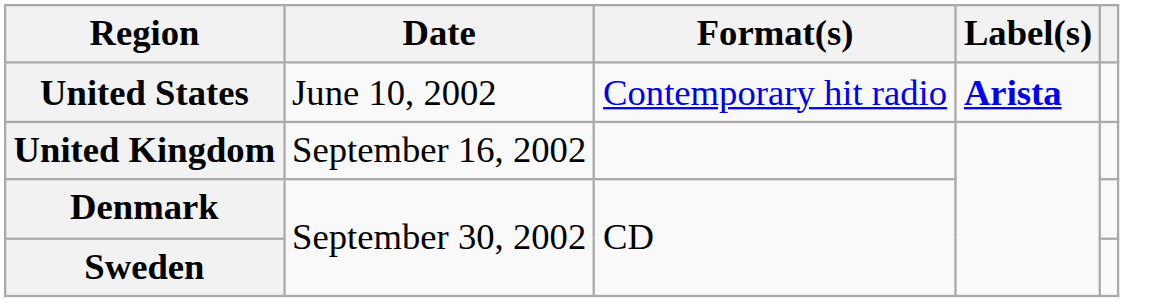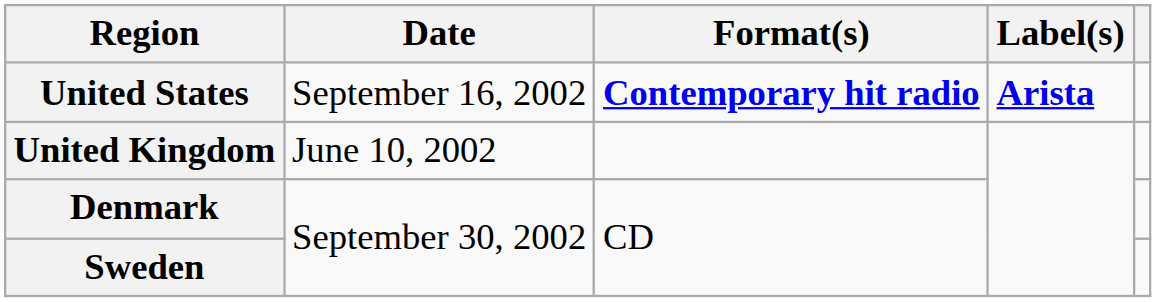(394, 91) June 10, 2002 -> (439, 91) September 16, 2002
(775, 91) normal -> (791, 91) bold
(439, 149) September 16, 2002 -> (394, 149) June 10, 2002
